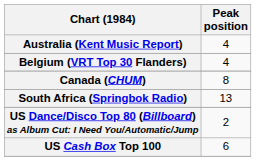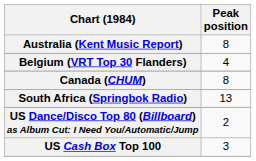(226, 44) 4 -> (226, 44) 8
(226, 147) 6 -> (226, 147) 3
